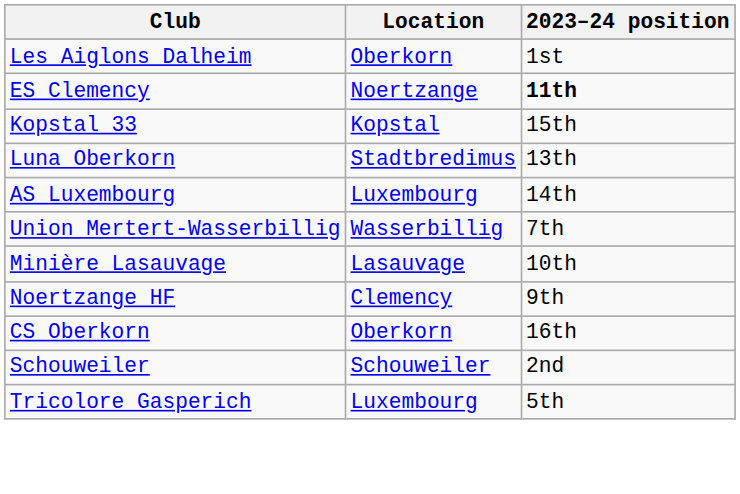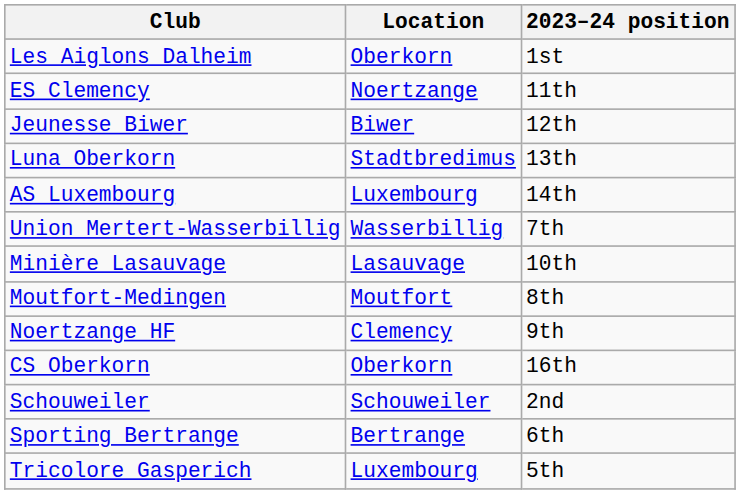(551, 91) bold -> (551, 91) normal
+ row: (99, 126)
- row: (73, 126)
+ row: (118, 298)
+ row: (124, 437)
